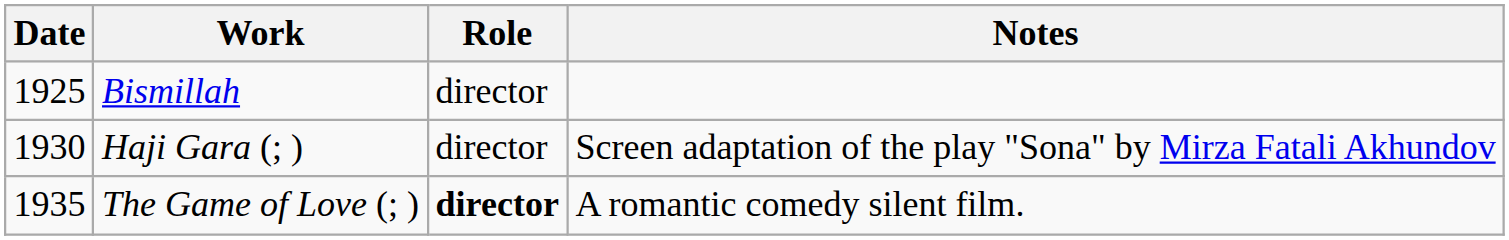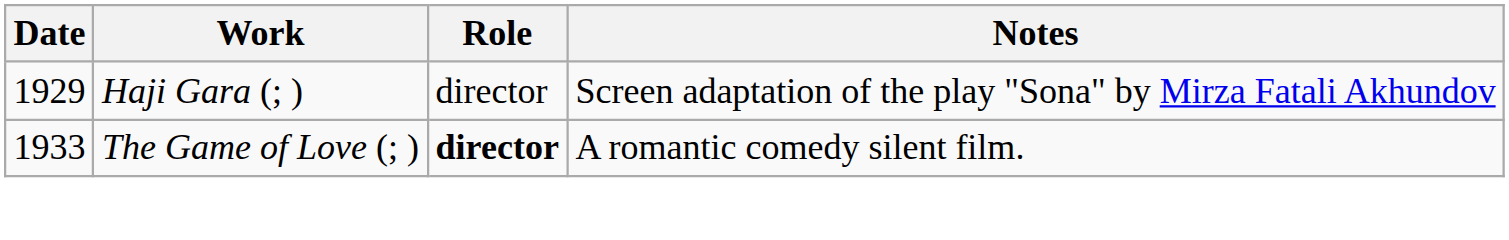- row: (171, 90)
(49, 147) 1930 -> (49, 90) 1929
(49, 204) 1935 -> (49, 147) 1933
